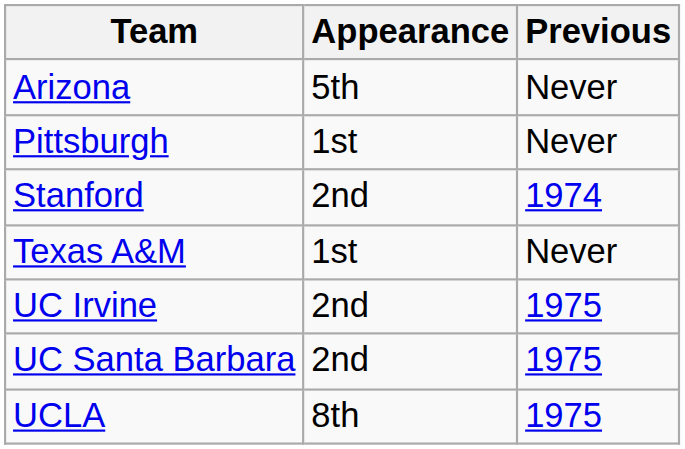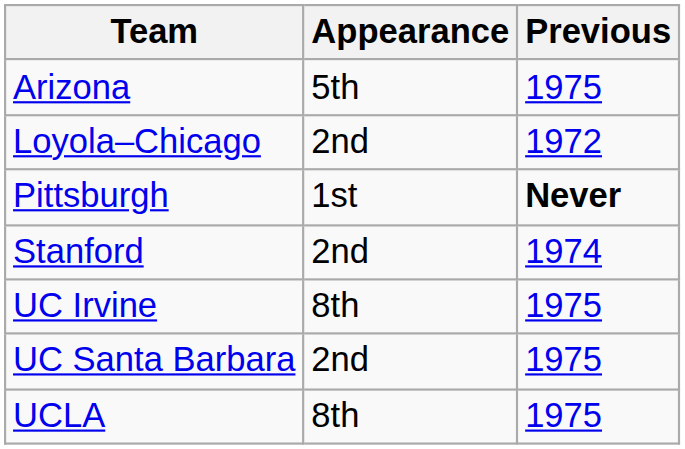(571, 86) Never -> (564, 86) 1975
+ row: (137, 141)
(571, 141) normal -> (573, 196) bold
- row: (99, 251)
(340, 305) 2nd -> (335, 305) 8th
